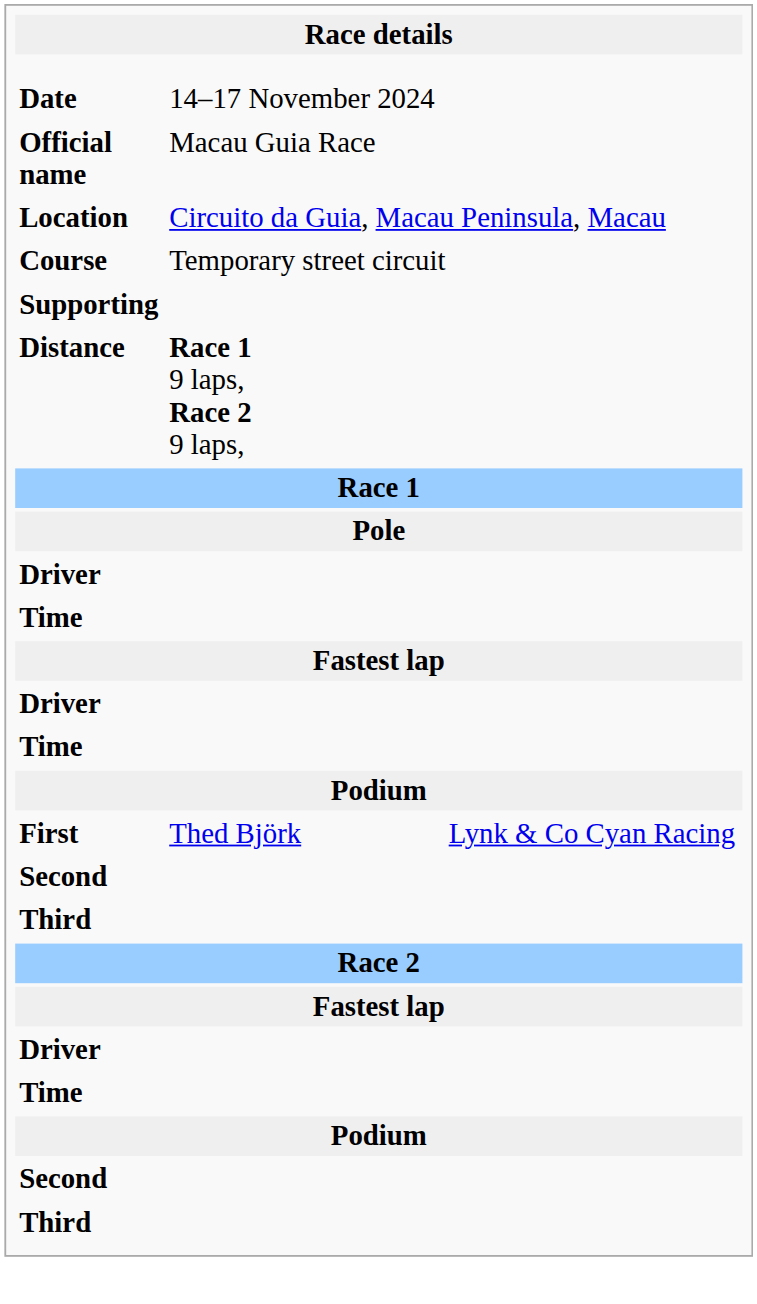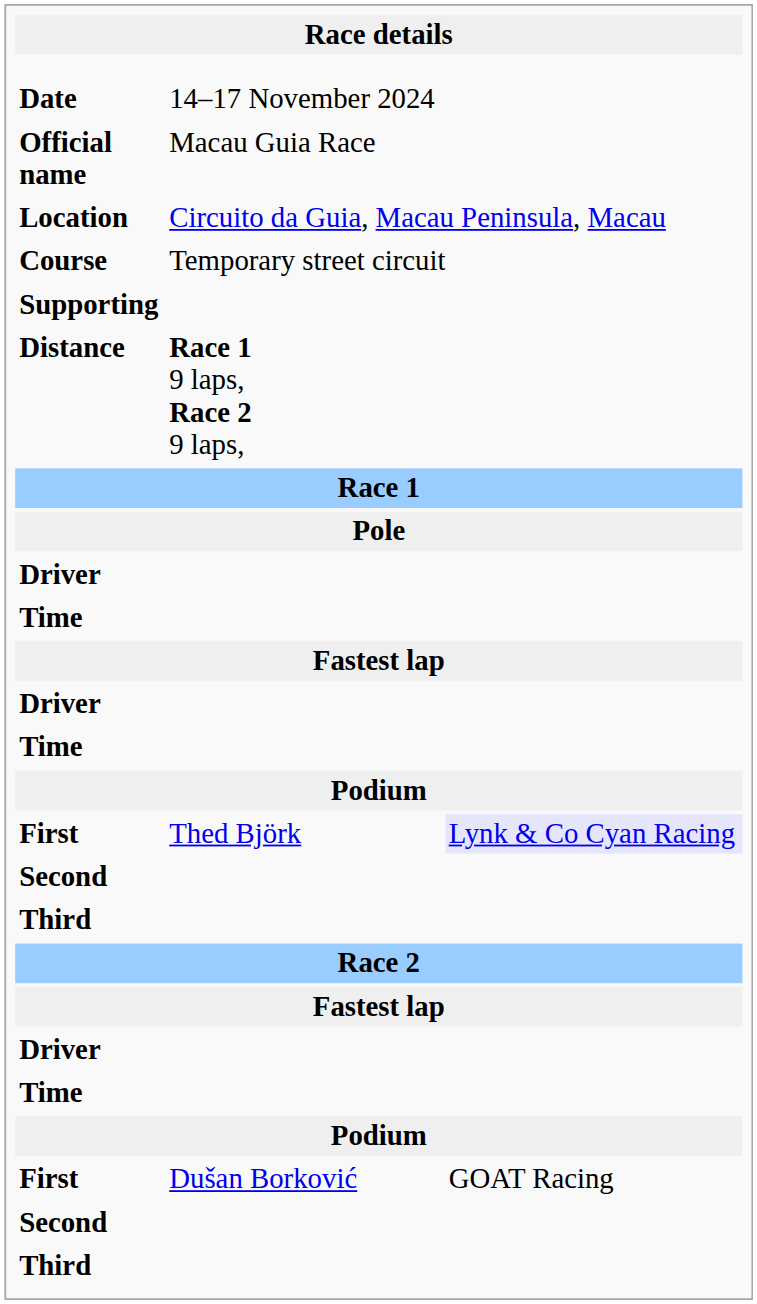(592, 833) no background -> (592, 833) lavender background
+ row: (49, 1179)
